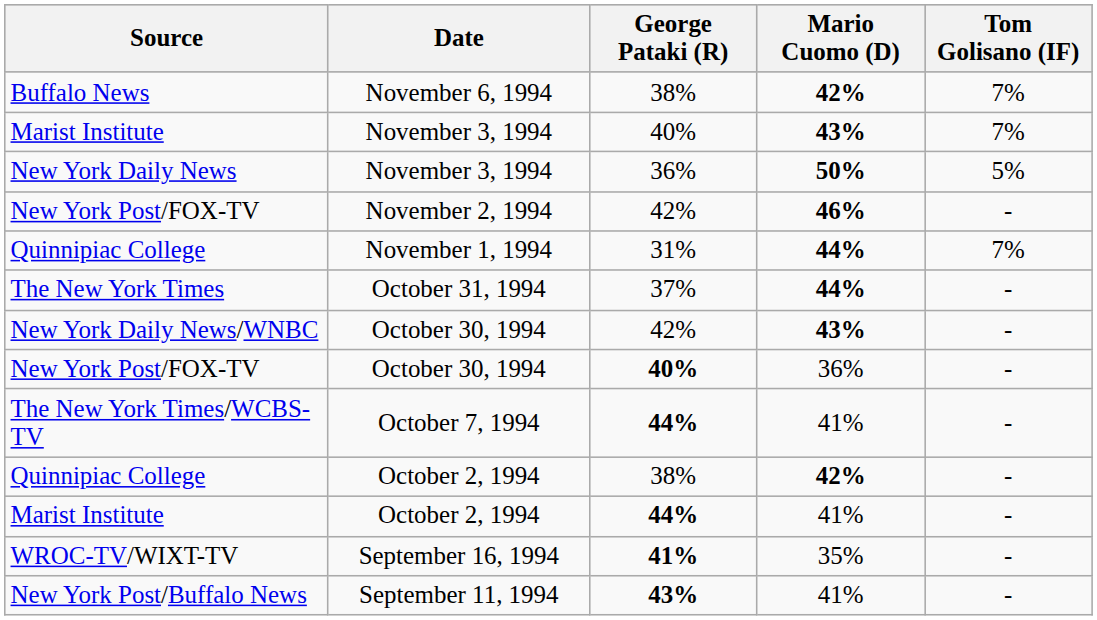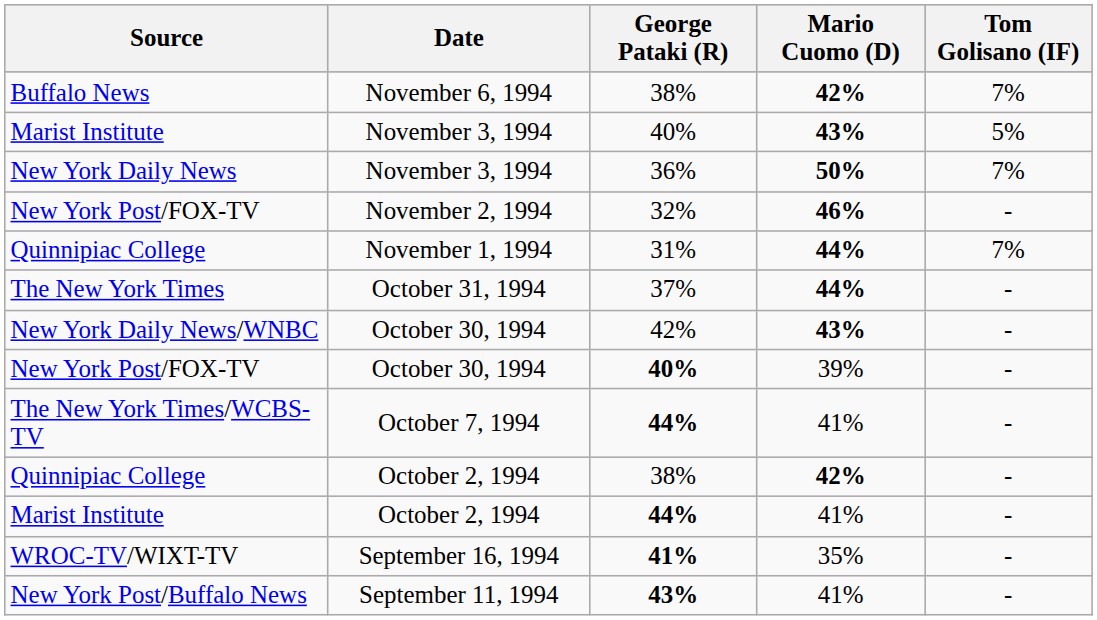(1008, 131) 7% -> (1008, 131) 5%
(1008, 171) 5% -> (1008, 171) 7%
(673, 210) 42% -> (673, 210) 32%
(841, 369) 36% -> (841, 369) 39%
